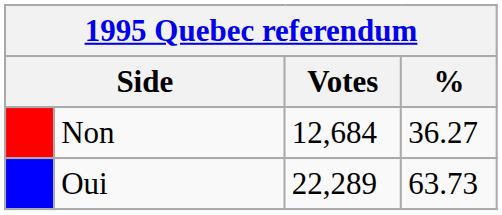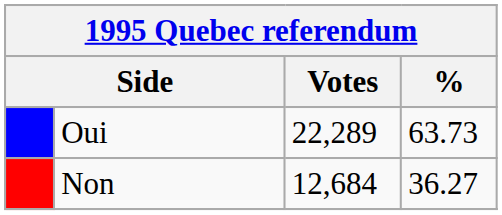rows swapped: (84, 183) <-> (88, 132)
